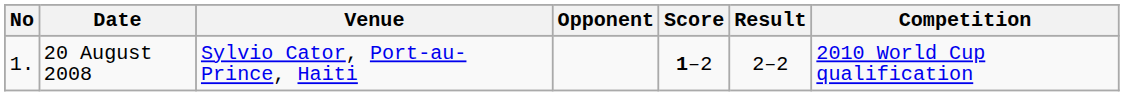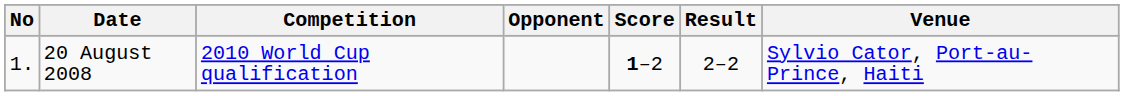columns swapped: (374, 21) <-> (965, 21)
